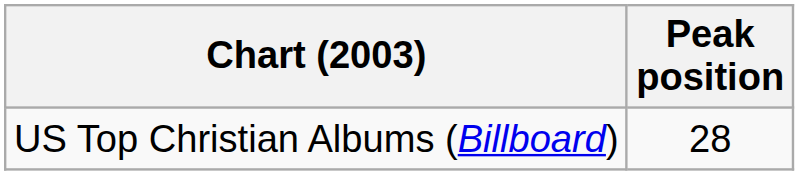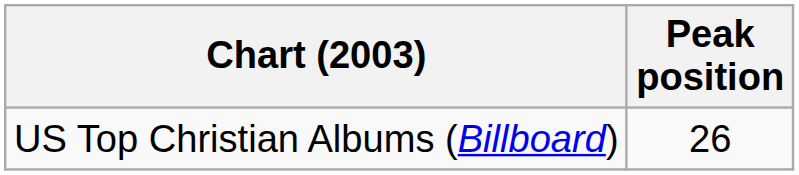(710, 137) 28 -> (710, 137) 26
